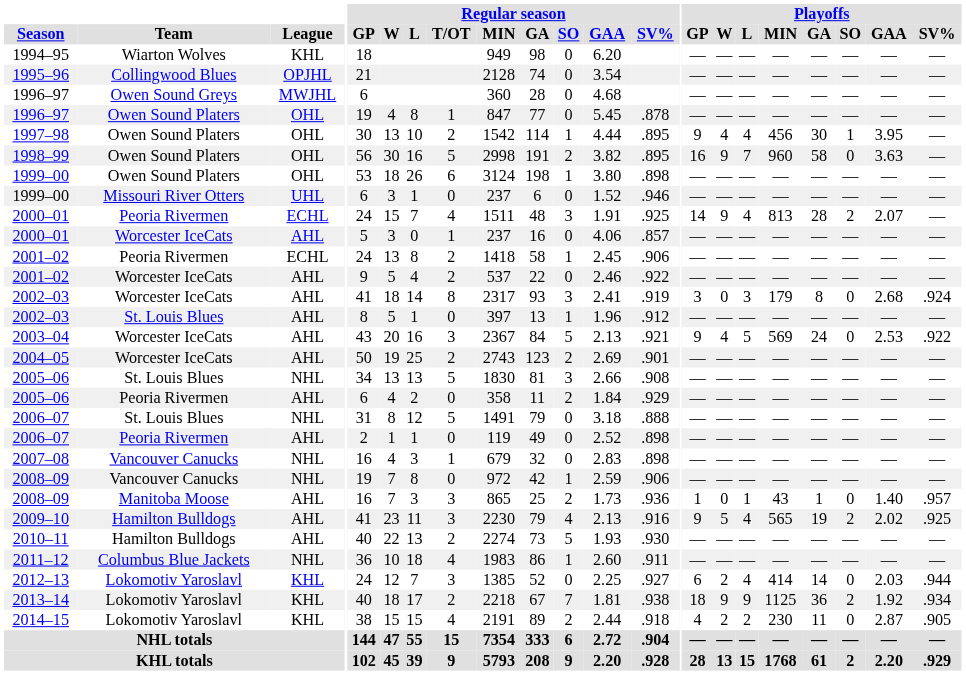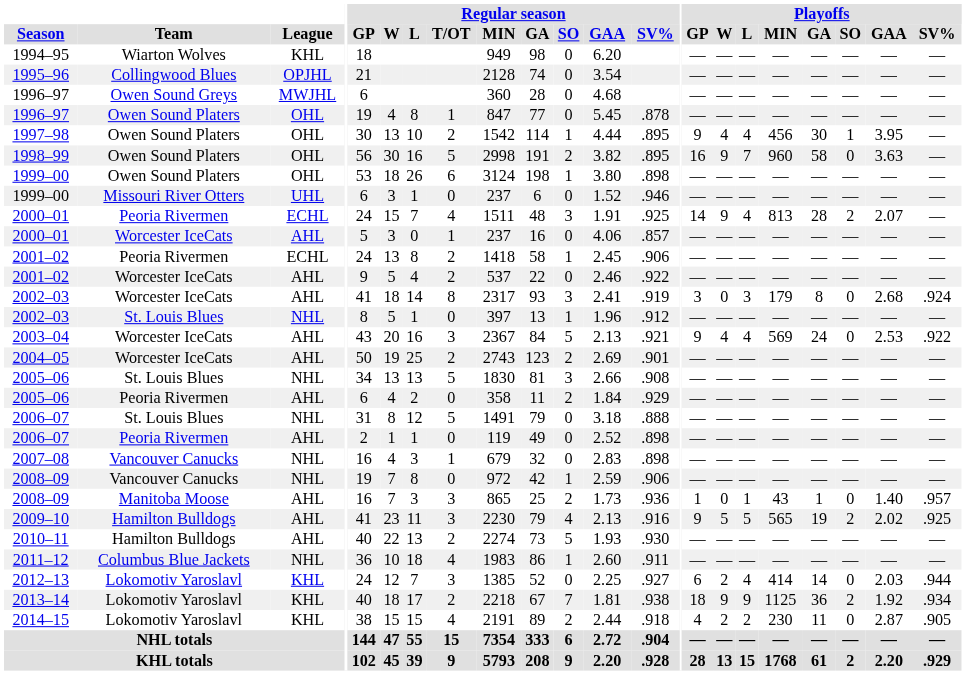(307, 317) AHL -> (307, 317) NHL
(747, 337) 5 -> (747, 337) 4
(747, 519) 4 -> (747, 519) 5
